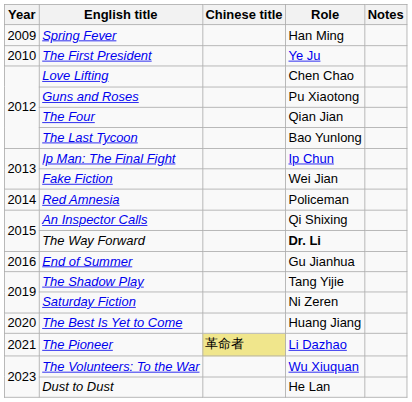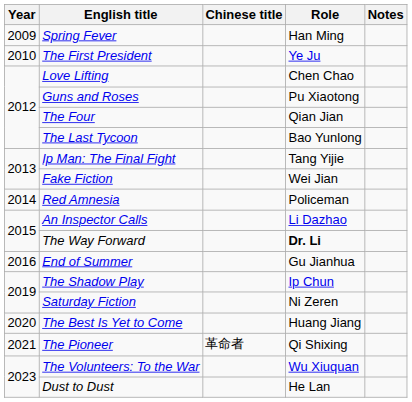(311, 158) Ip Chun -> (316, 158) Tang Yijie
(318, 220) Qi Shixing -> (318, 220) Li Dazhao
(316, 281) Tang Yijie -> (311, 281) Ip Chun
(225, 344) khaki background -> (225, 344) no background
(318, 344) Li Dazhao -> (318, 344) Qi Shixing
